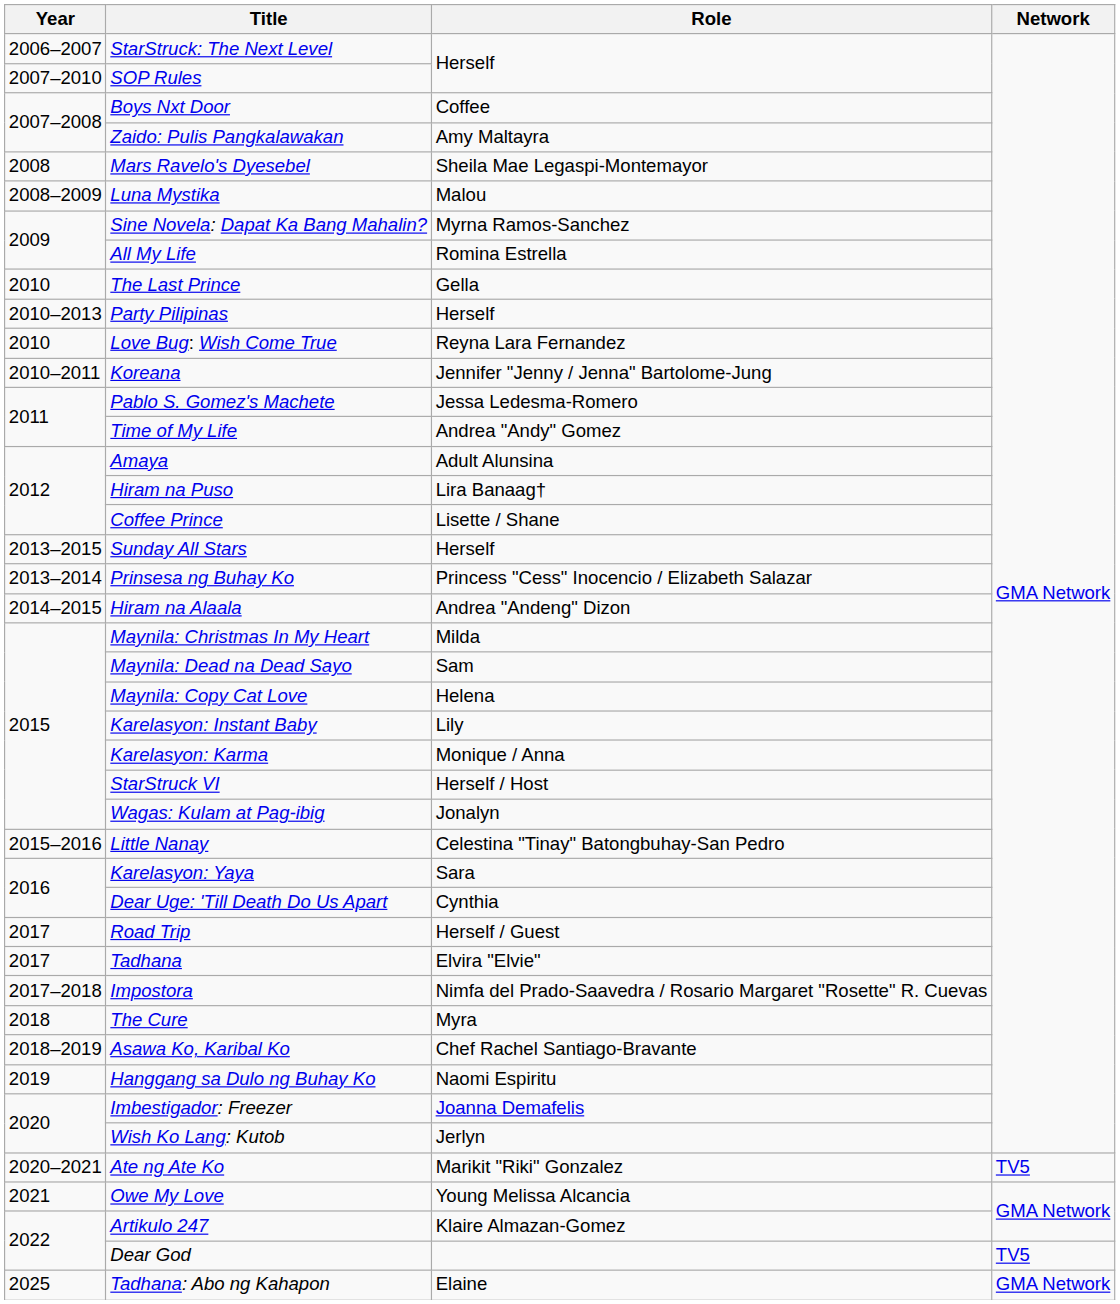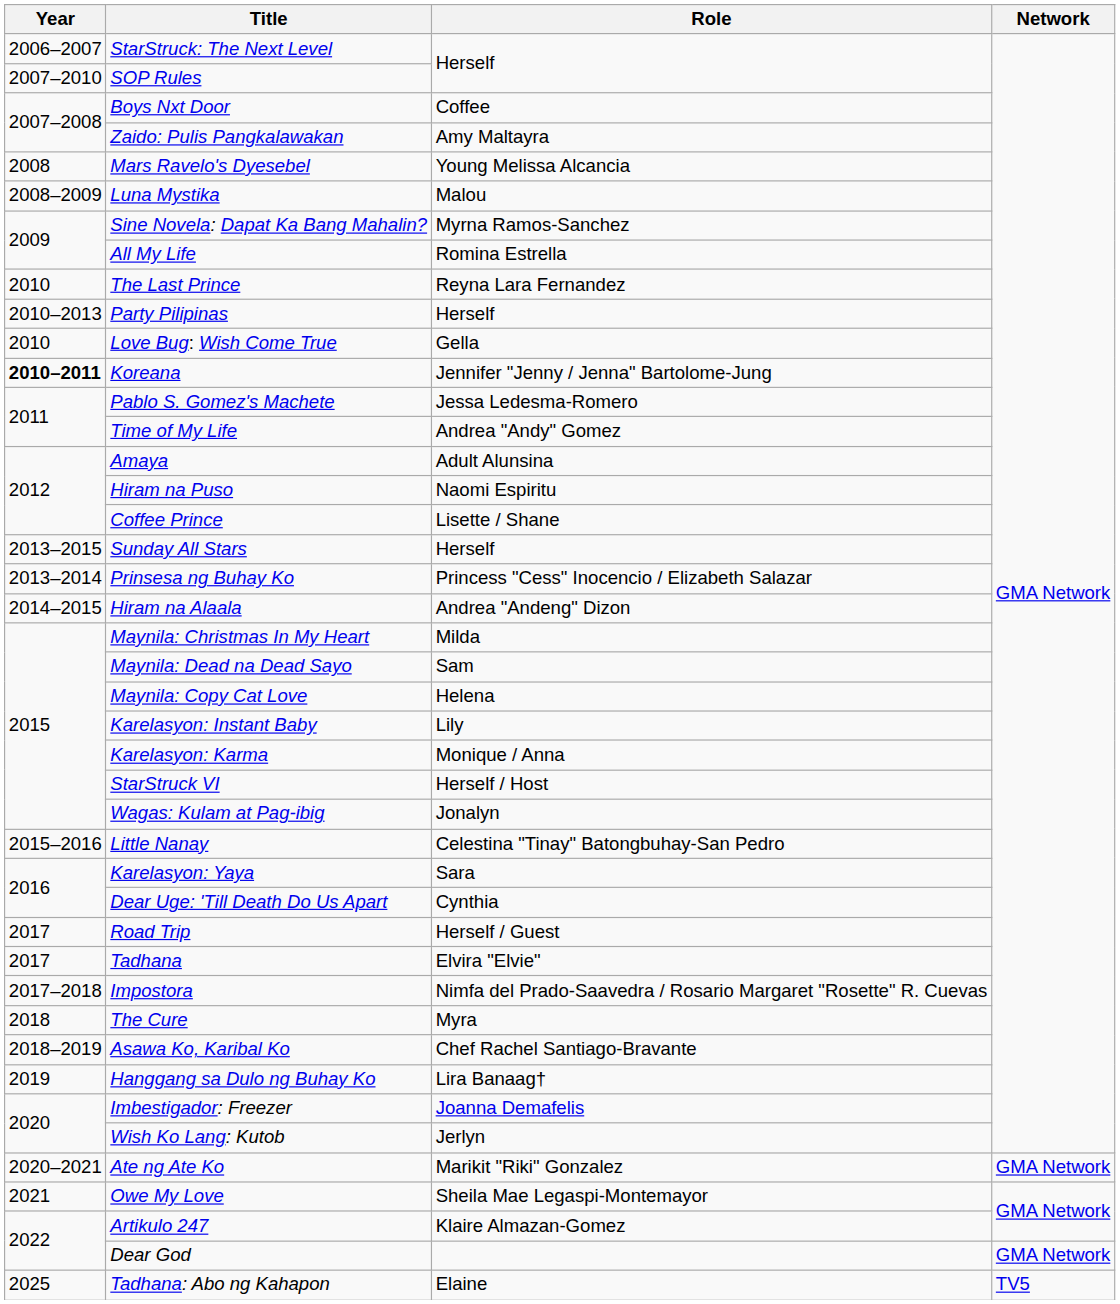(572, 166) Sheila Mae Legaspi-Montemayor -> (533, 166) Young Melissa Alcancia
(457, 284) Gella -> (531, 284) Reyna Lara Fernandez
(531, 343) Reyna Lara Fernandez -> (457, 343) Gella
(55, 372) normal -> (55, 372) bold
(491, 490) Lira Banaag† -> (496, 490) Naomi Espiritu
(496, 1078) Naomi Espiritu -> (491, 1078) Lira Banaag†
(1013, 1167) TV5 -> (1053, 1167) GMA Network
(533, 1196) Young Melissa Alcancia -> (572, 1196) Sheila Mae Legaspi-Montemayor
(1013, 1255) TV5 -> (1053, 1255) GMA Network
(1053, 1284) GMA Network -> (1013, 1284) TV5
